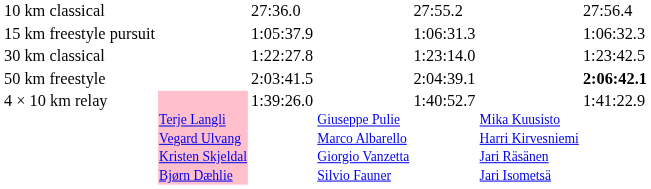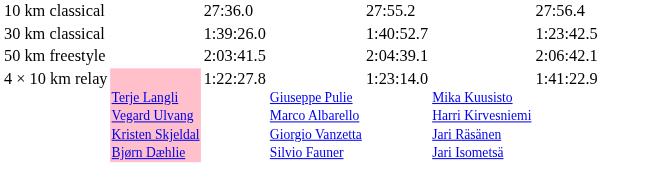- row: (80, 33)
(282, 56) 1:22:27.8 -> (235, 33) 1:39:26.0
(444, 56) 1:23:14.0 -> (397, 33) 1:40:52.7
(615, 78) bold -> (567, 56) normal
(282, 100) 1:39:26.0 -> (235, 78) 1:22:27.8
(444, 100) 1:40:52.7 -> (397, 78) 1:23:14.0
